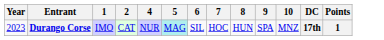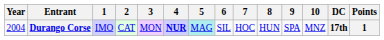+ column: (151, 12)
(16, 28) 2023 -> (16, 28) 2004
(150, 28) normal -> (176, 28) bold
